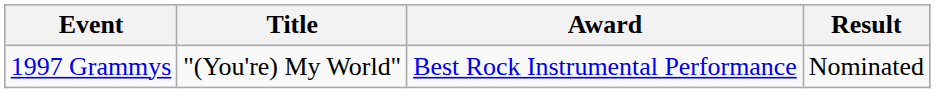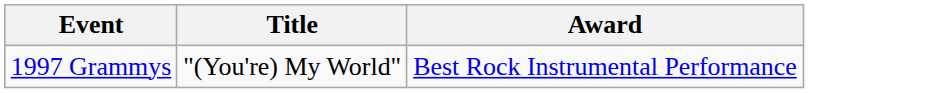- column: (866, 25)
